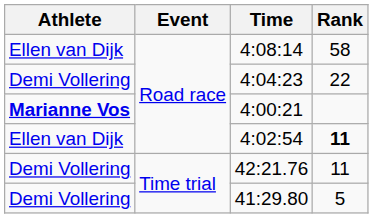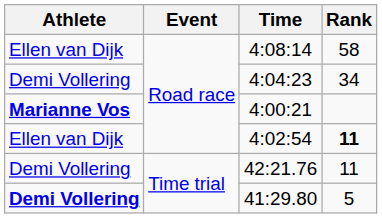(340, 79) 22 -> (349, 79) 34
(70, 199) normal -> (74, 199) bold
